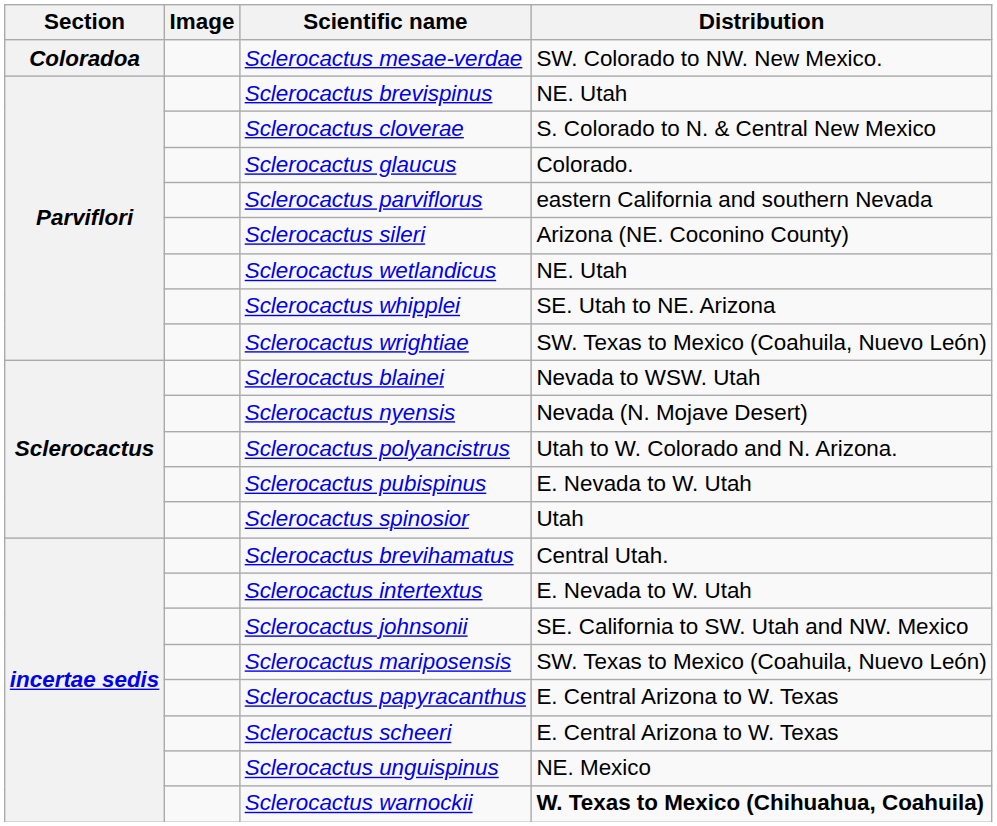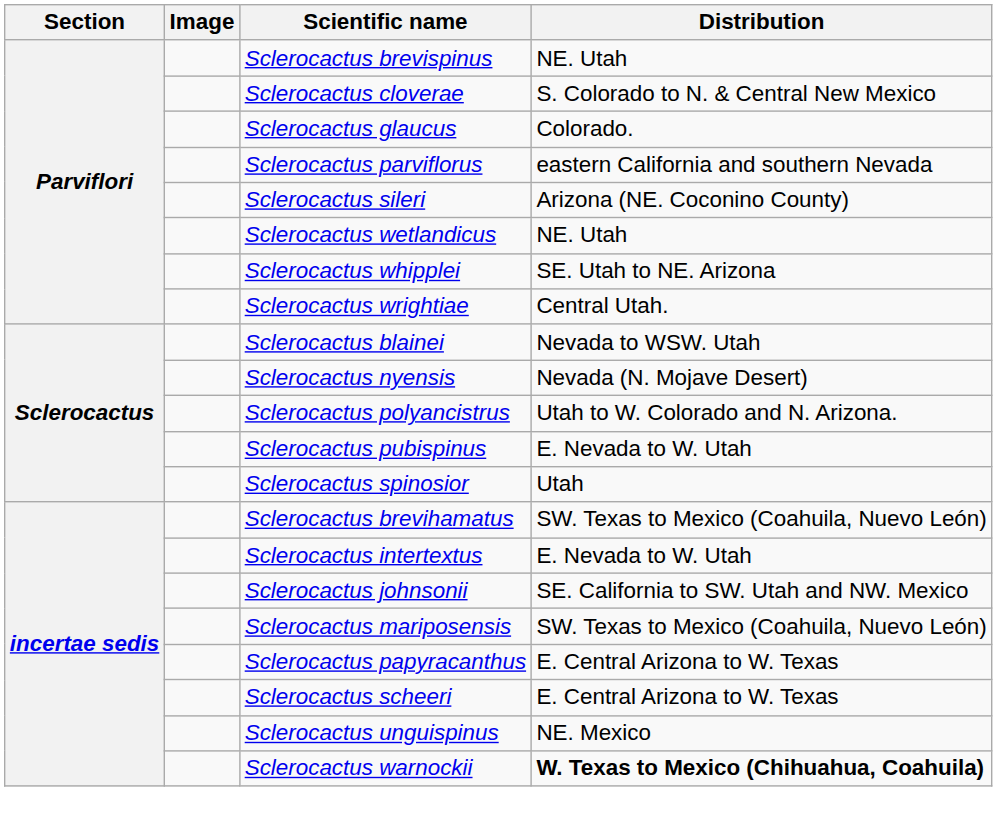- row: (384, 57)
(762, 341) SW. Texas to Mexico (Coahuila, Nuevo León) -> (602, 306) Central Utah.
(602, 555) Central Utah. -> (762, 519) SW. Texas to Mexico (Coahuila, Nuevo León)
